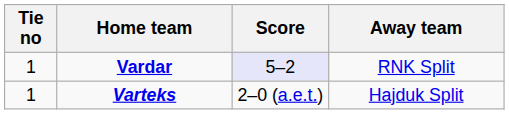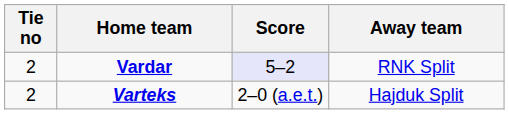(31, 66) 1 -> (31, 66) 2
(31, 94) 1 -> (31, 94) 2
